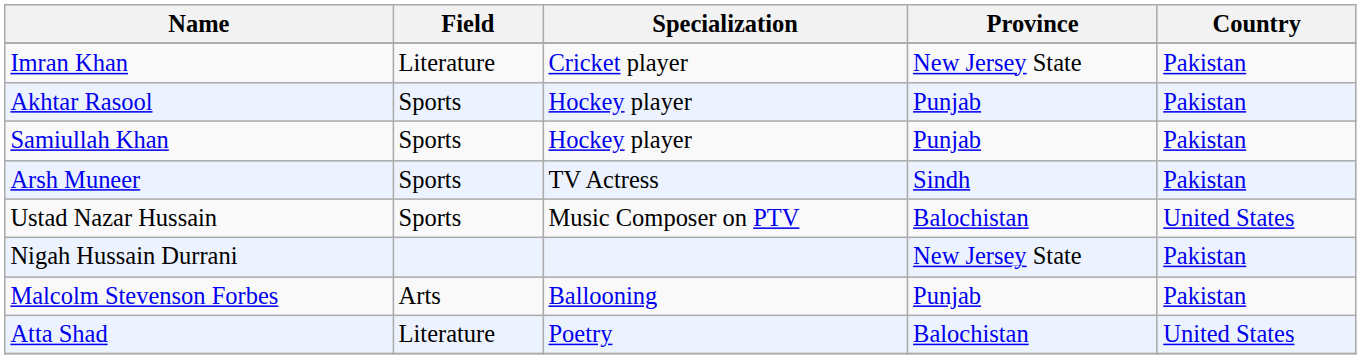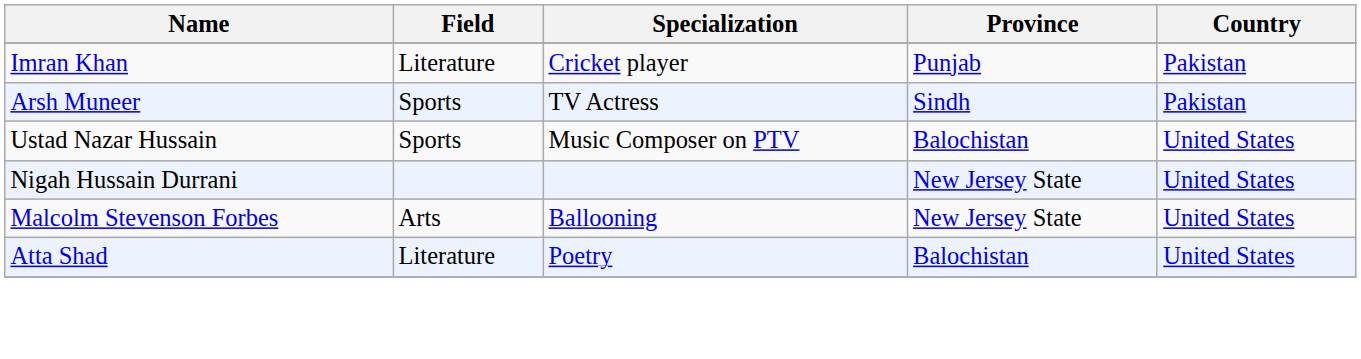(997, 62) New Jersey State -> (947, 62) Punjab
- row: (81, 101)
- row: (90, 140)
(1205, 256) Pakistan -> (1229, 179) United States
(947, 295) Punjab -> (997, 218) New Jersey State
(1205, 295) Pakistan -> (1229, 218) United States
